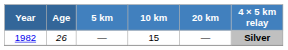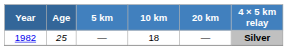(61, 38) 26 -> (61, 38) 25
(154, 38) 15 -> (154, 38) 18
